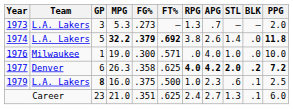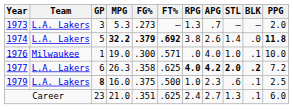(255, 54) .0 -> (255, 54) .1
(48, 68) Denver -> (61, 68) L.A. Lakers
(278, 68) bold -> (278, 68) normal
